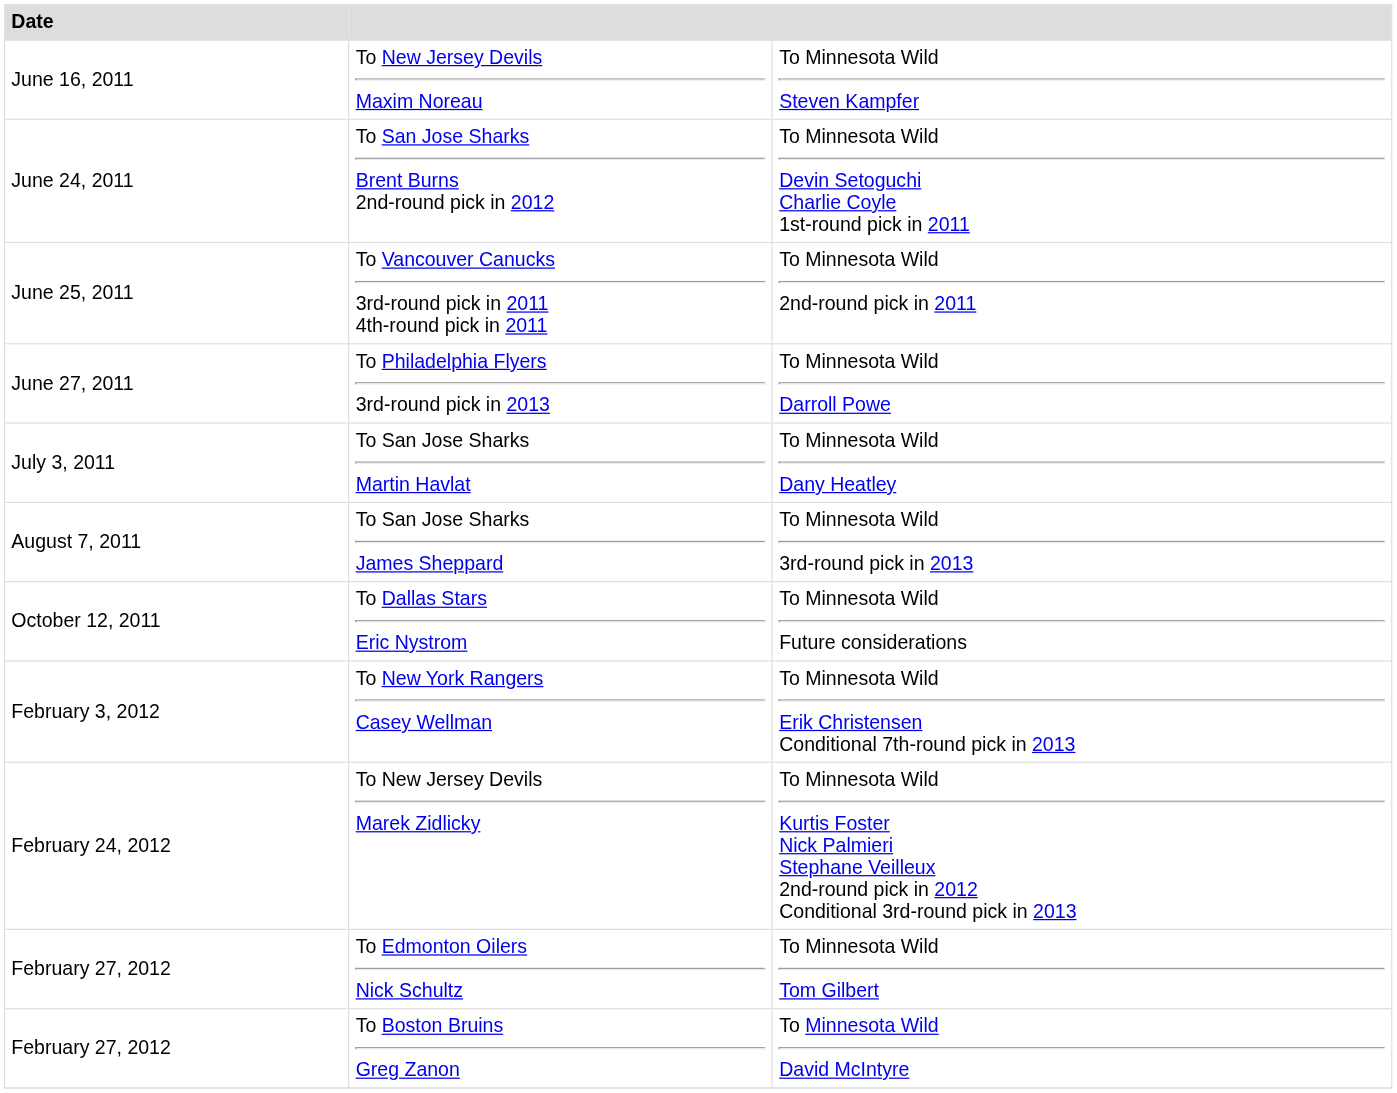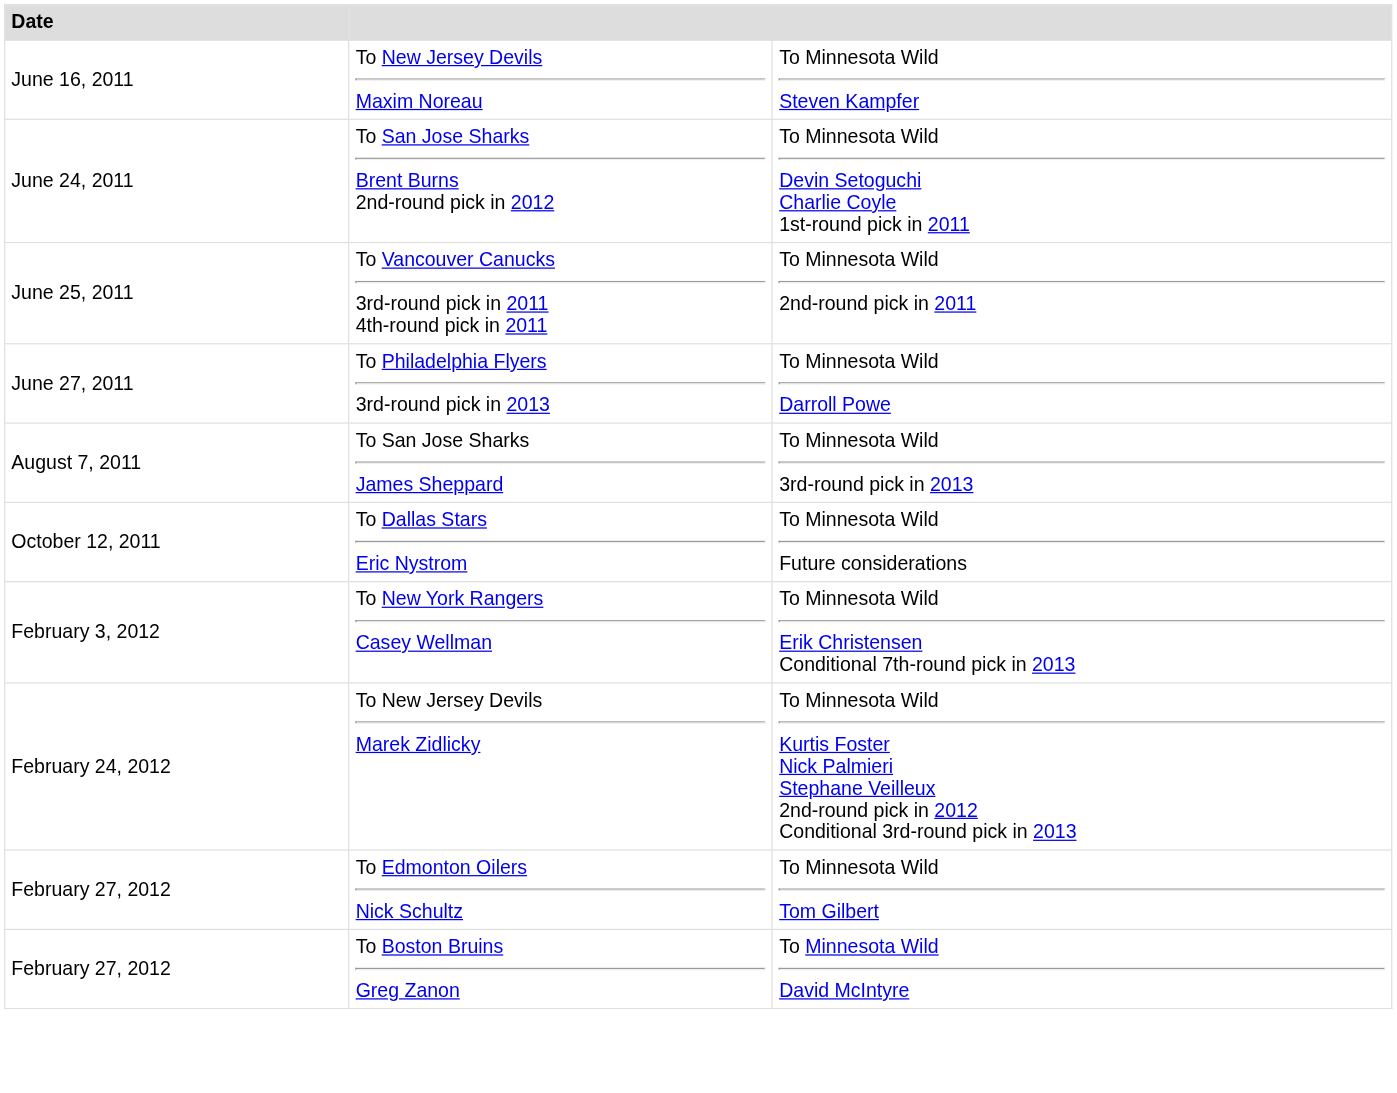- row: (561, 462)
